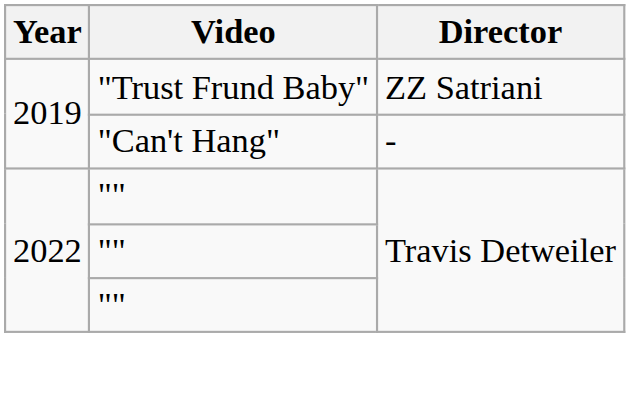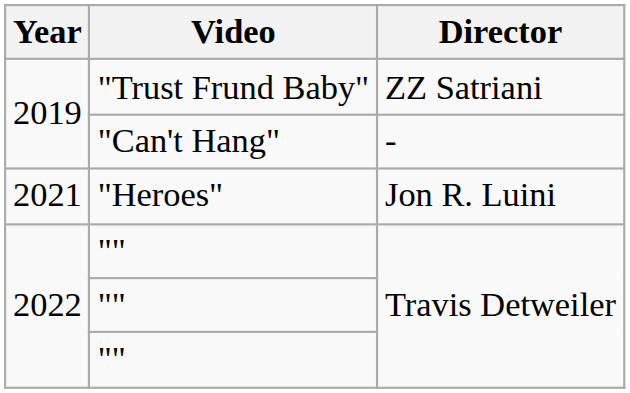+ row: (160, 195)
